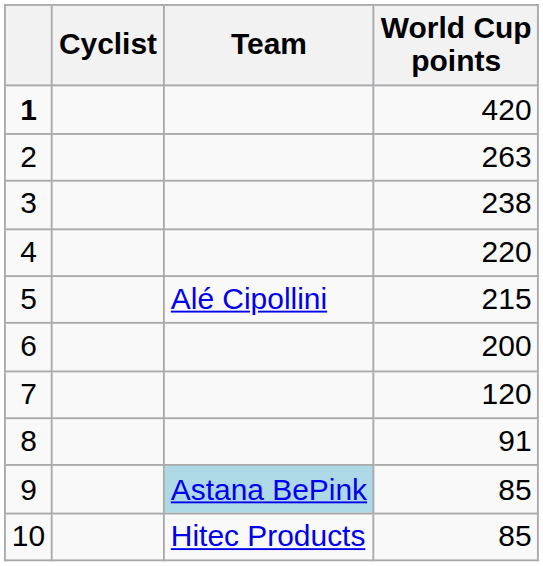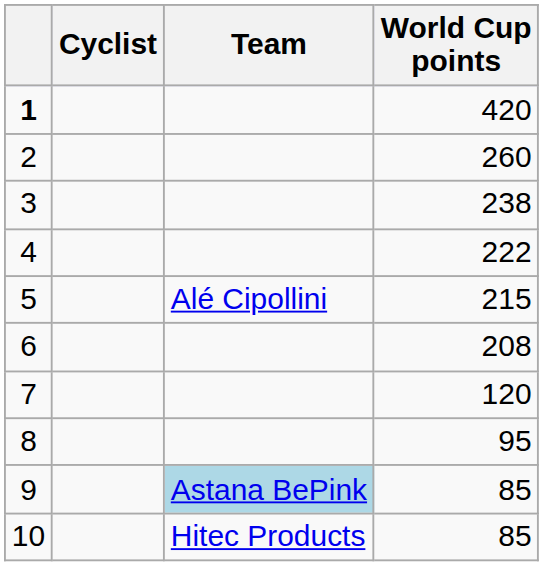(507, 156) 263 -> (507, 156) 260
(507, 251) 220 -> (507, 251) 222
(507, 346) 200 -> (507, 346) 208
(515, 441) 91 -> (515, 441) 95
